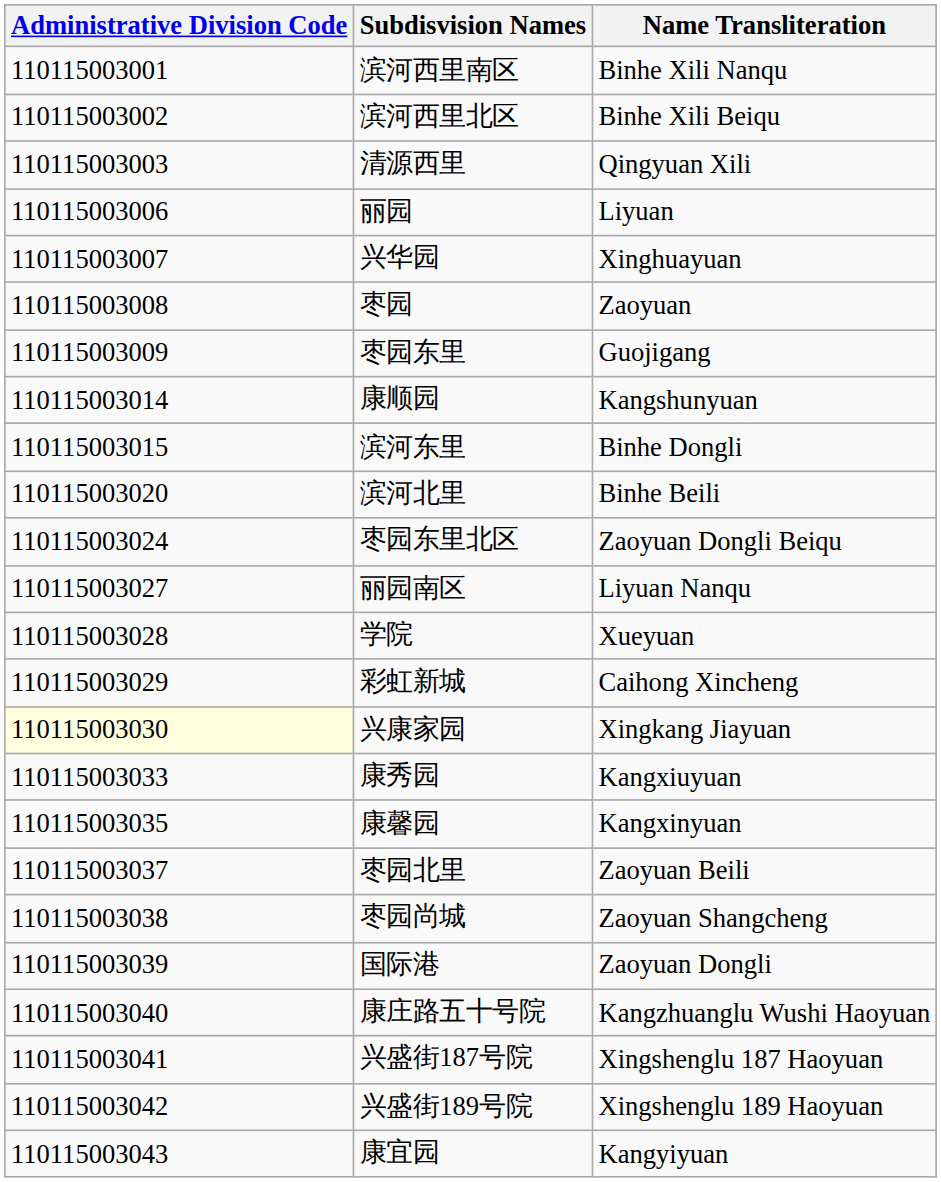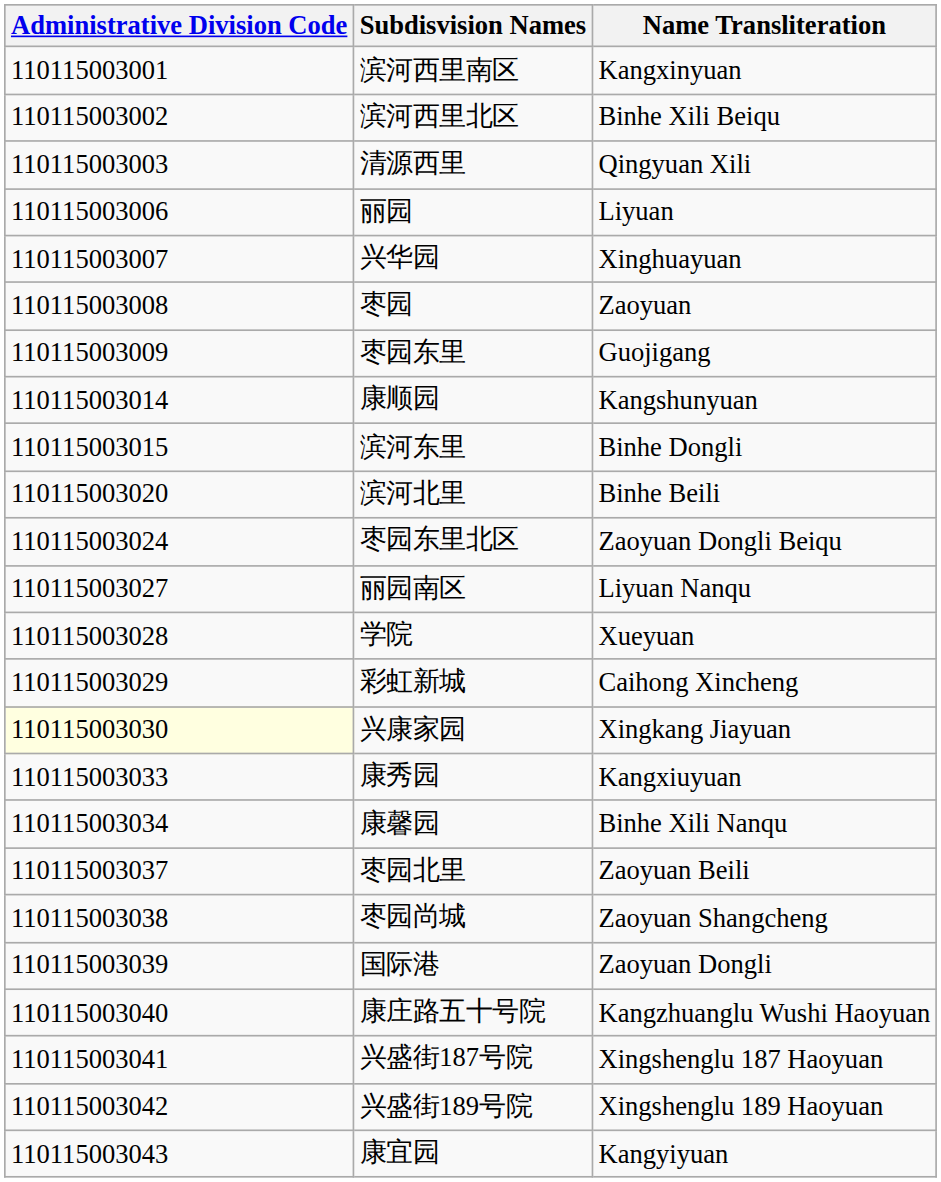(693, 70) Binhe Xili Nanqu -> (670, 70) Kangxinyuan
(90, 823) 110115003035 -> (90, 823) 110115003034
(670, 823) Kangxinyuan -> (693, 823) Binhe Xili Nanqu
